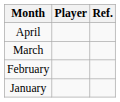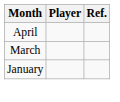- row: (28, 69)
